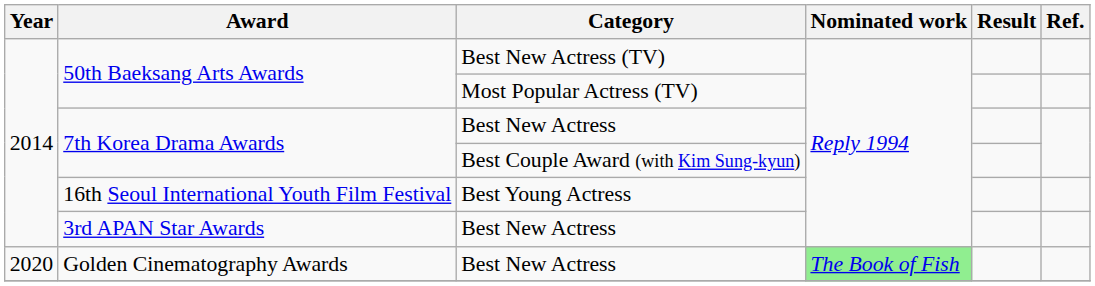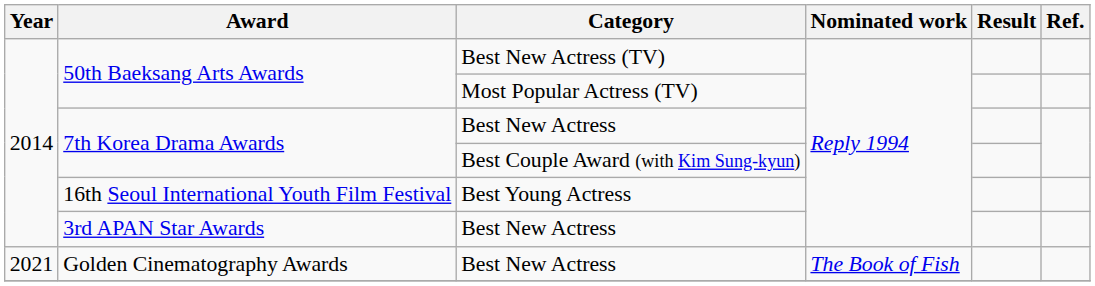(31, 263) 2020 -> (31, 263) 2021
(885, 263) lightgreen background -> (885, 263) no background
